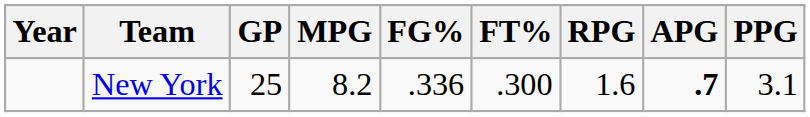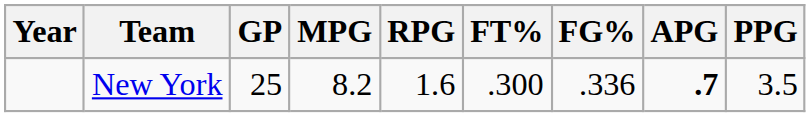columns swapped: (426, 31) <-> (601, 31)
(778, 84) 3.1 -> (778, 84) 3.5
